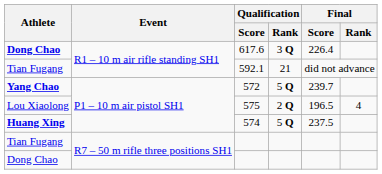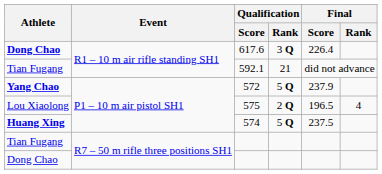(321, 87) 239.7 -> (321, 87) 237.9
